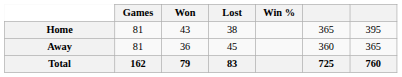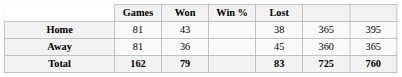columns swapped: (232, 13) <-> (279, 13)
